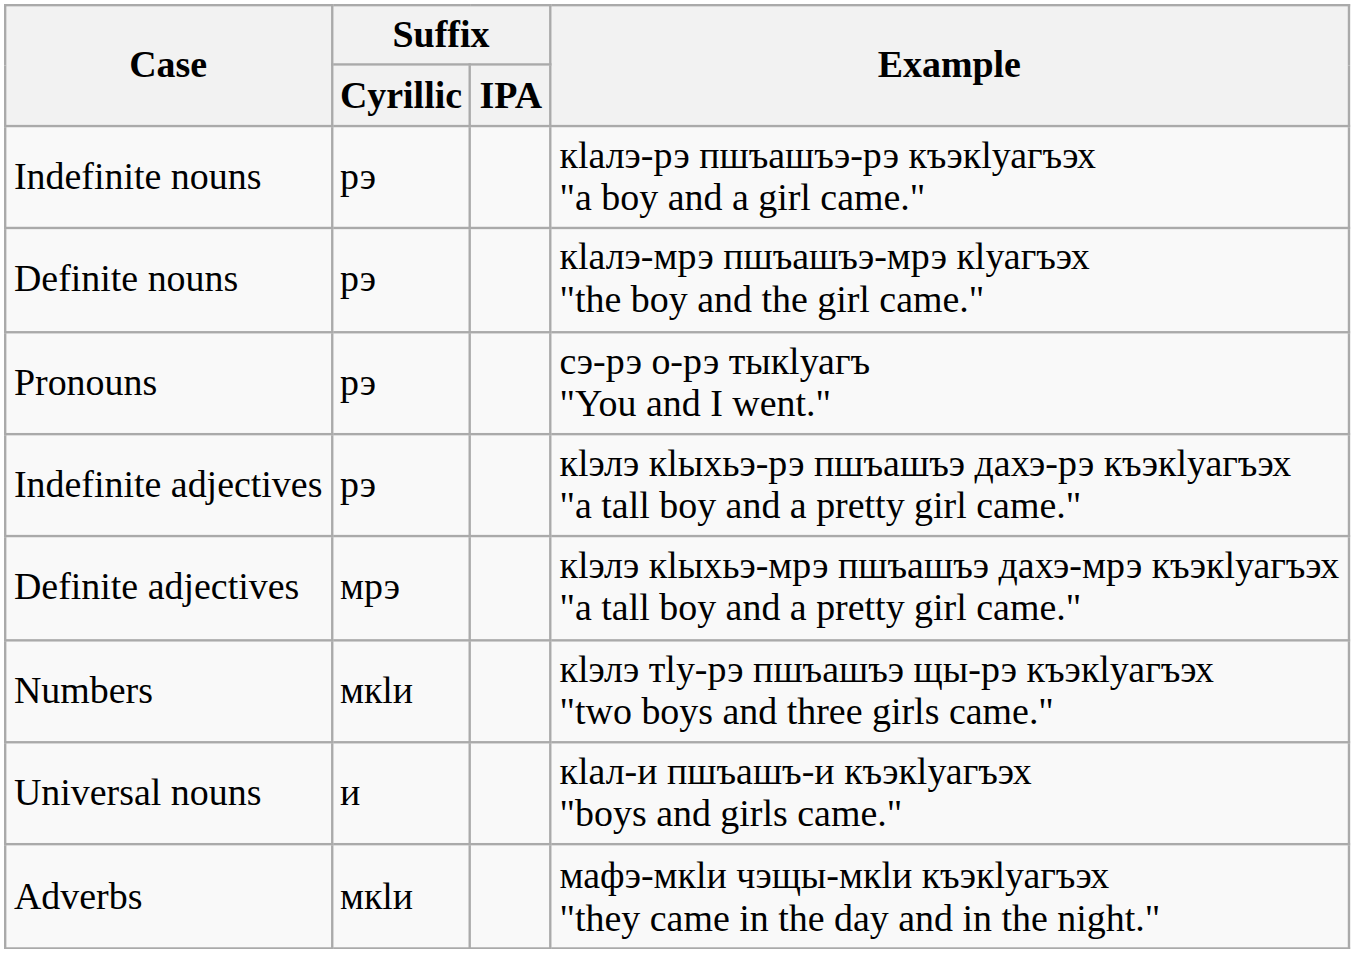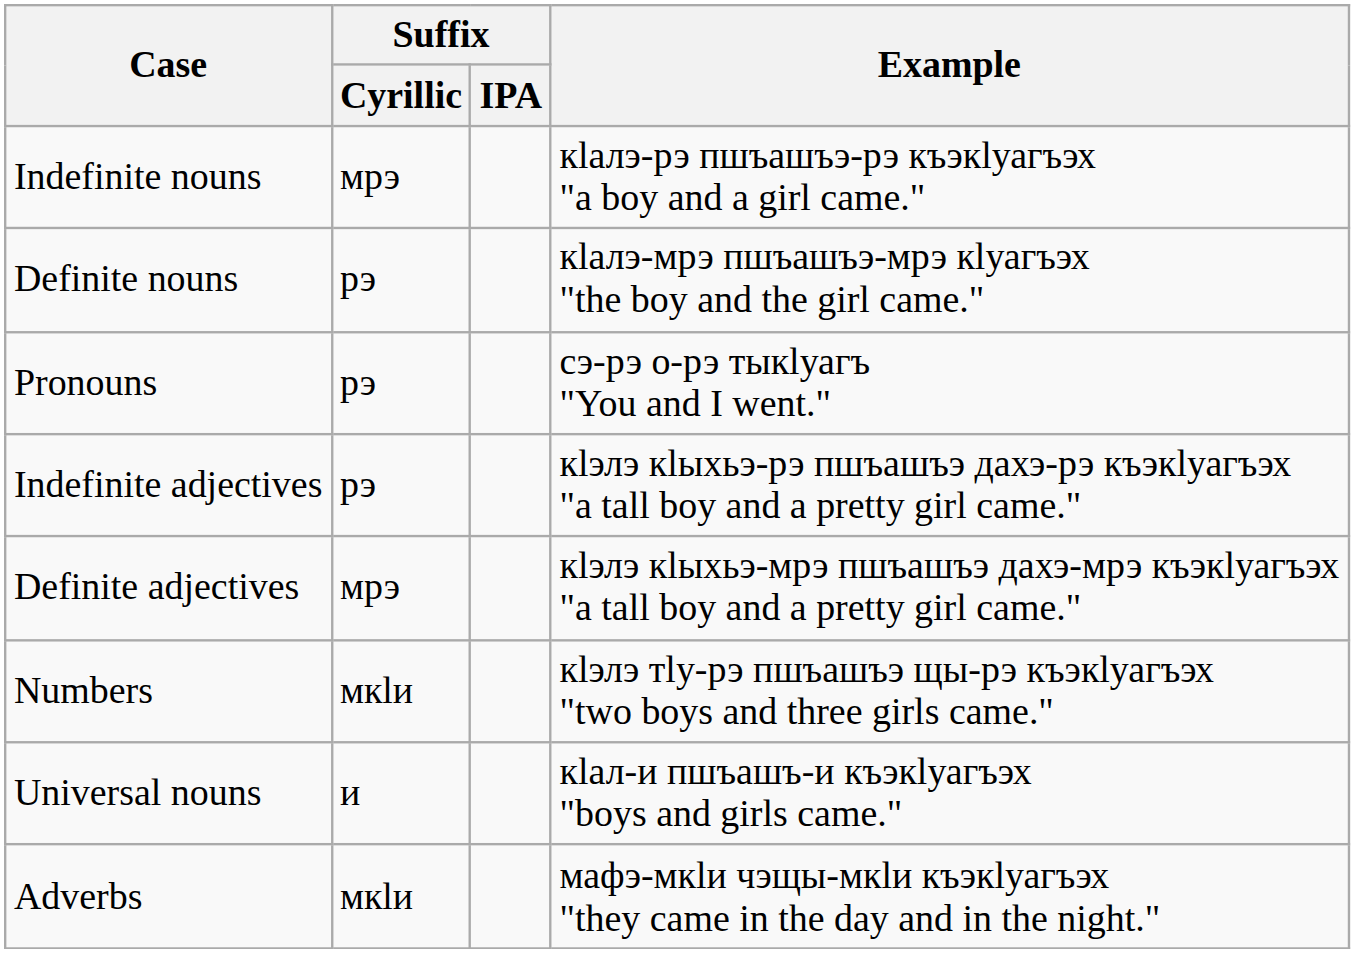(358, 176) рэ -> (370, 176) мрэ
